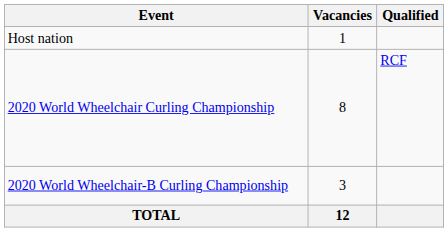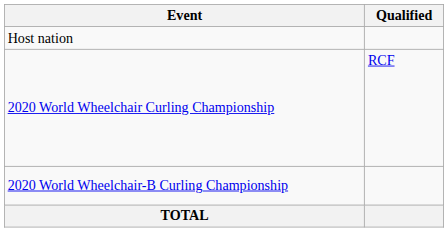- column: (342, 15)
